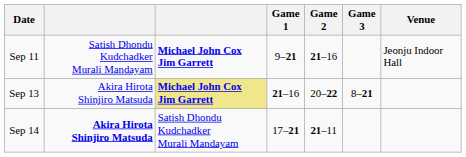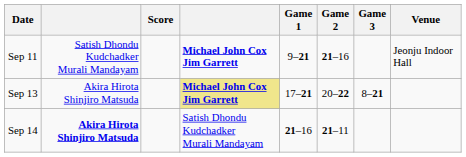+ column: (161, 20)
(286, 94) 21–16 -> (298, 94) 17–21
(286, 130) 17–21 -> (298, 130) 21–16
